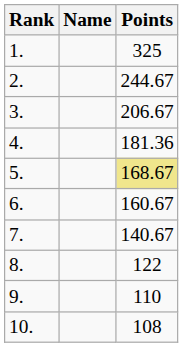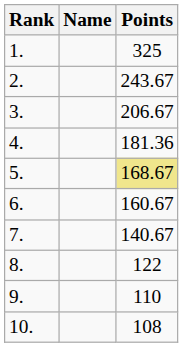(147, 81) 244.67 -> (147, 81) 243.67
